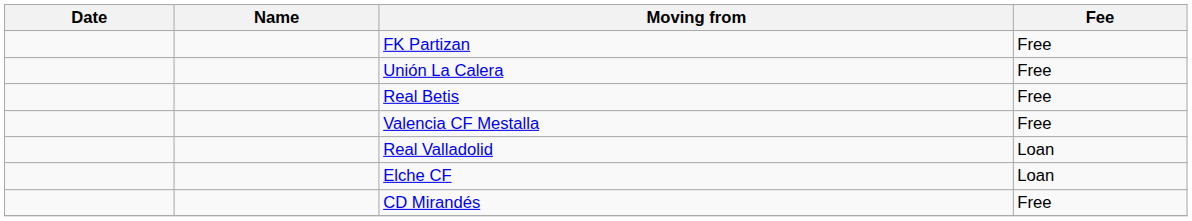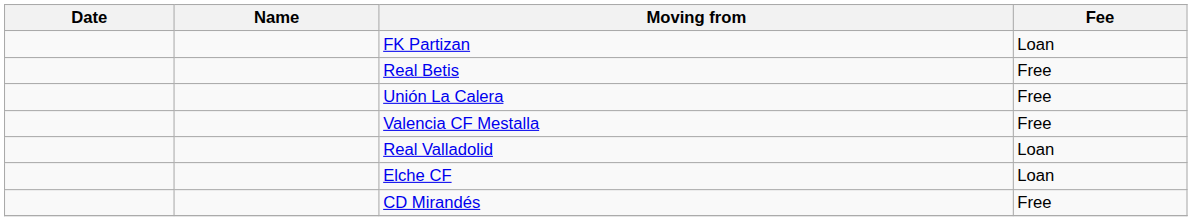(1034, 44) Free -> (1036, 44) Loan
rows swapped: (421, 96) <-> (443, 70)
